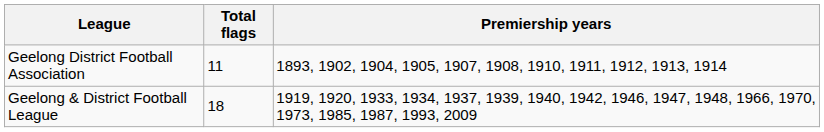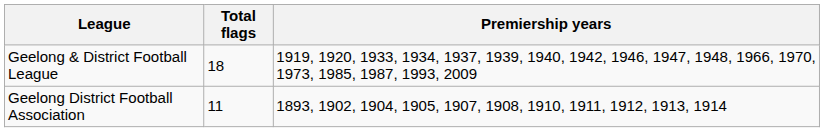rows swapped: (90, 65) <-> (97, 106)
